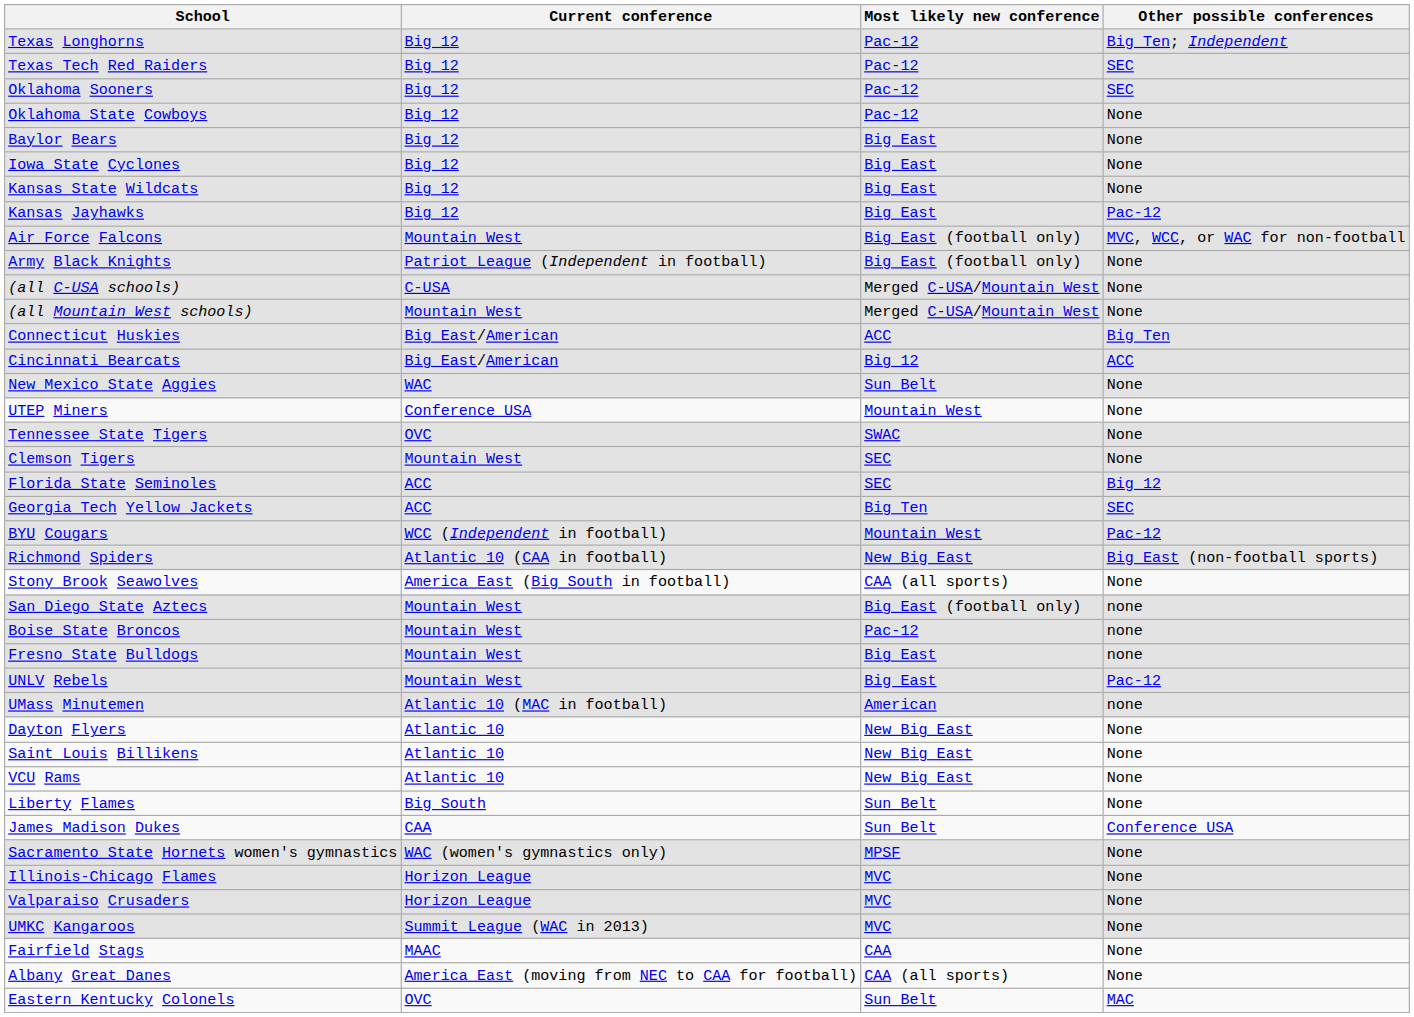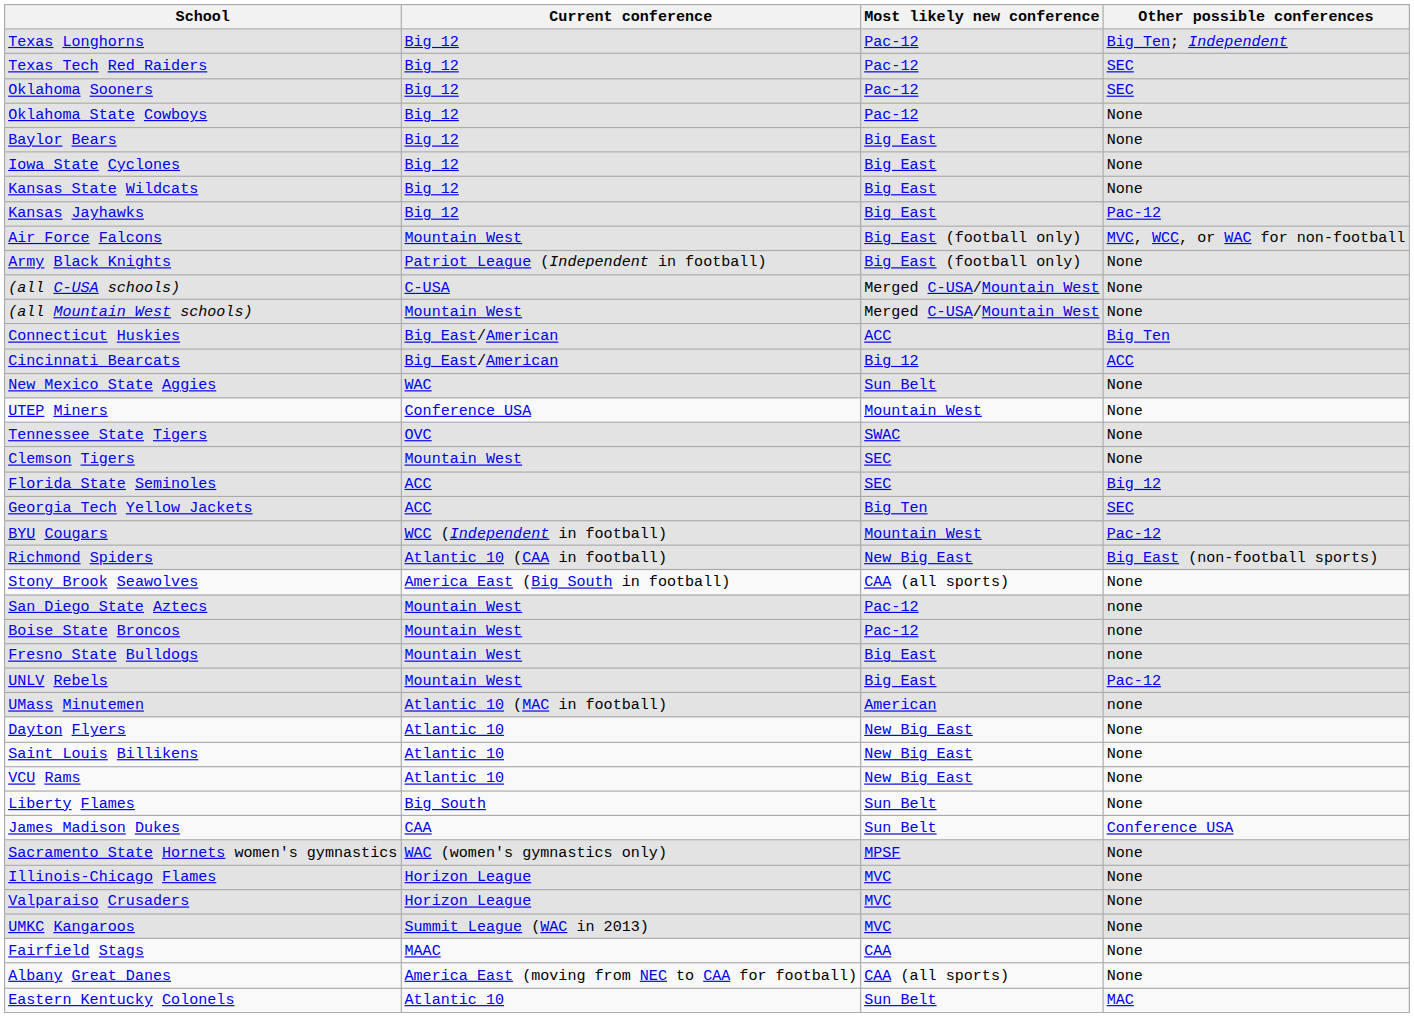(973, 607) Big East (football only) -> (891, 607) Pac-12
(418, 1000) OVC -> (454, 1000) Atlantic 10
